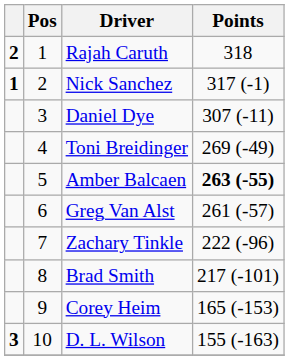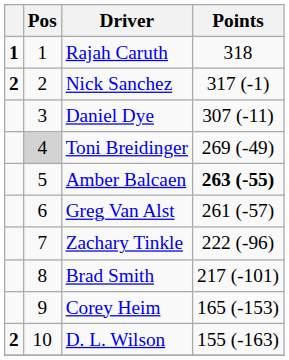(14, 52) 2 -> (14, 52) 1
(14, 84) 1 -> (14, 84) 2
(42, 147) no background -> (42, 147) lightgrey background
(14, 338) 3 -> (14, 338) 2
